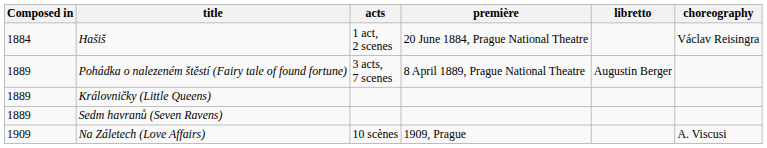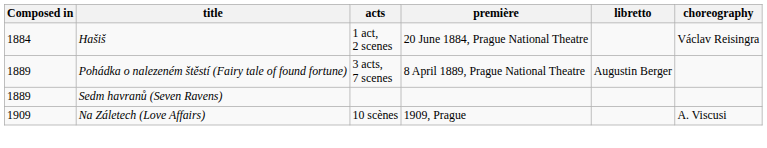- row: (145, 96)
